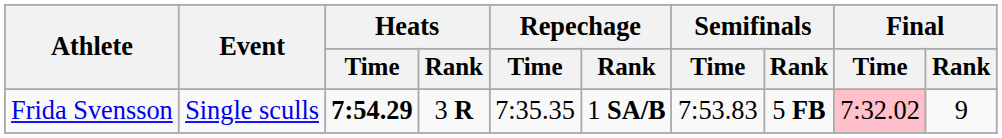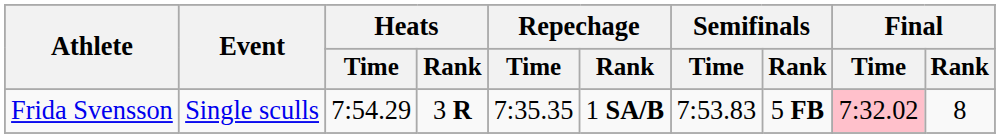(372, 111) bold -> (371, 111) normal
(961, 111) 9 -> (960, 111) 8
